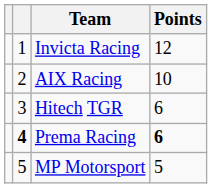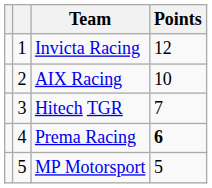(158, 107) 6 -> (158, 107) 7
(22, 137) bold -> (22, 137) normal
